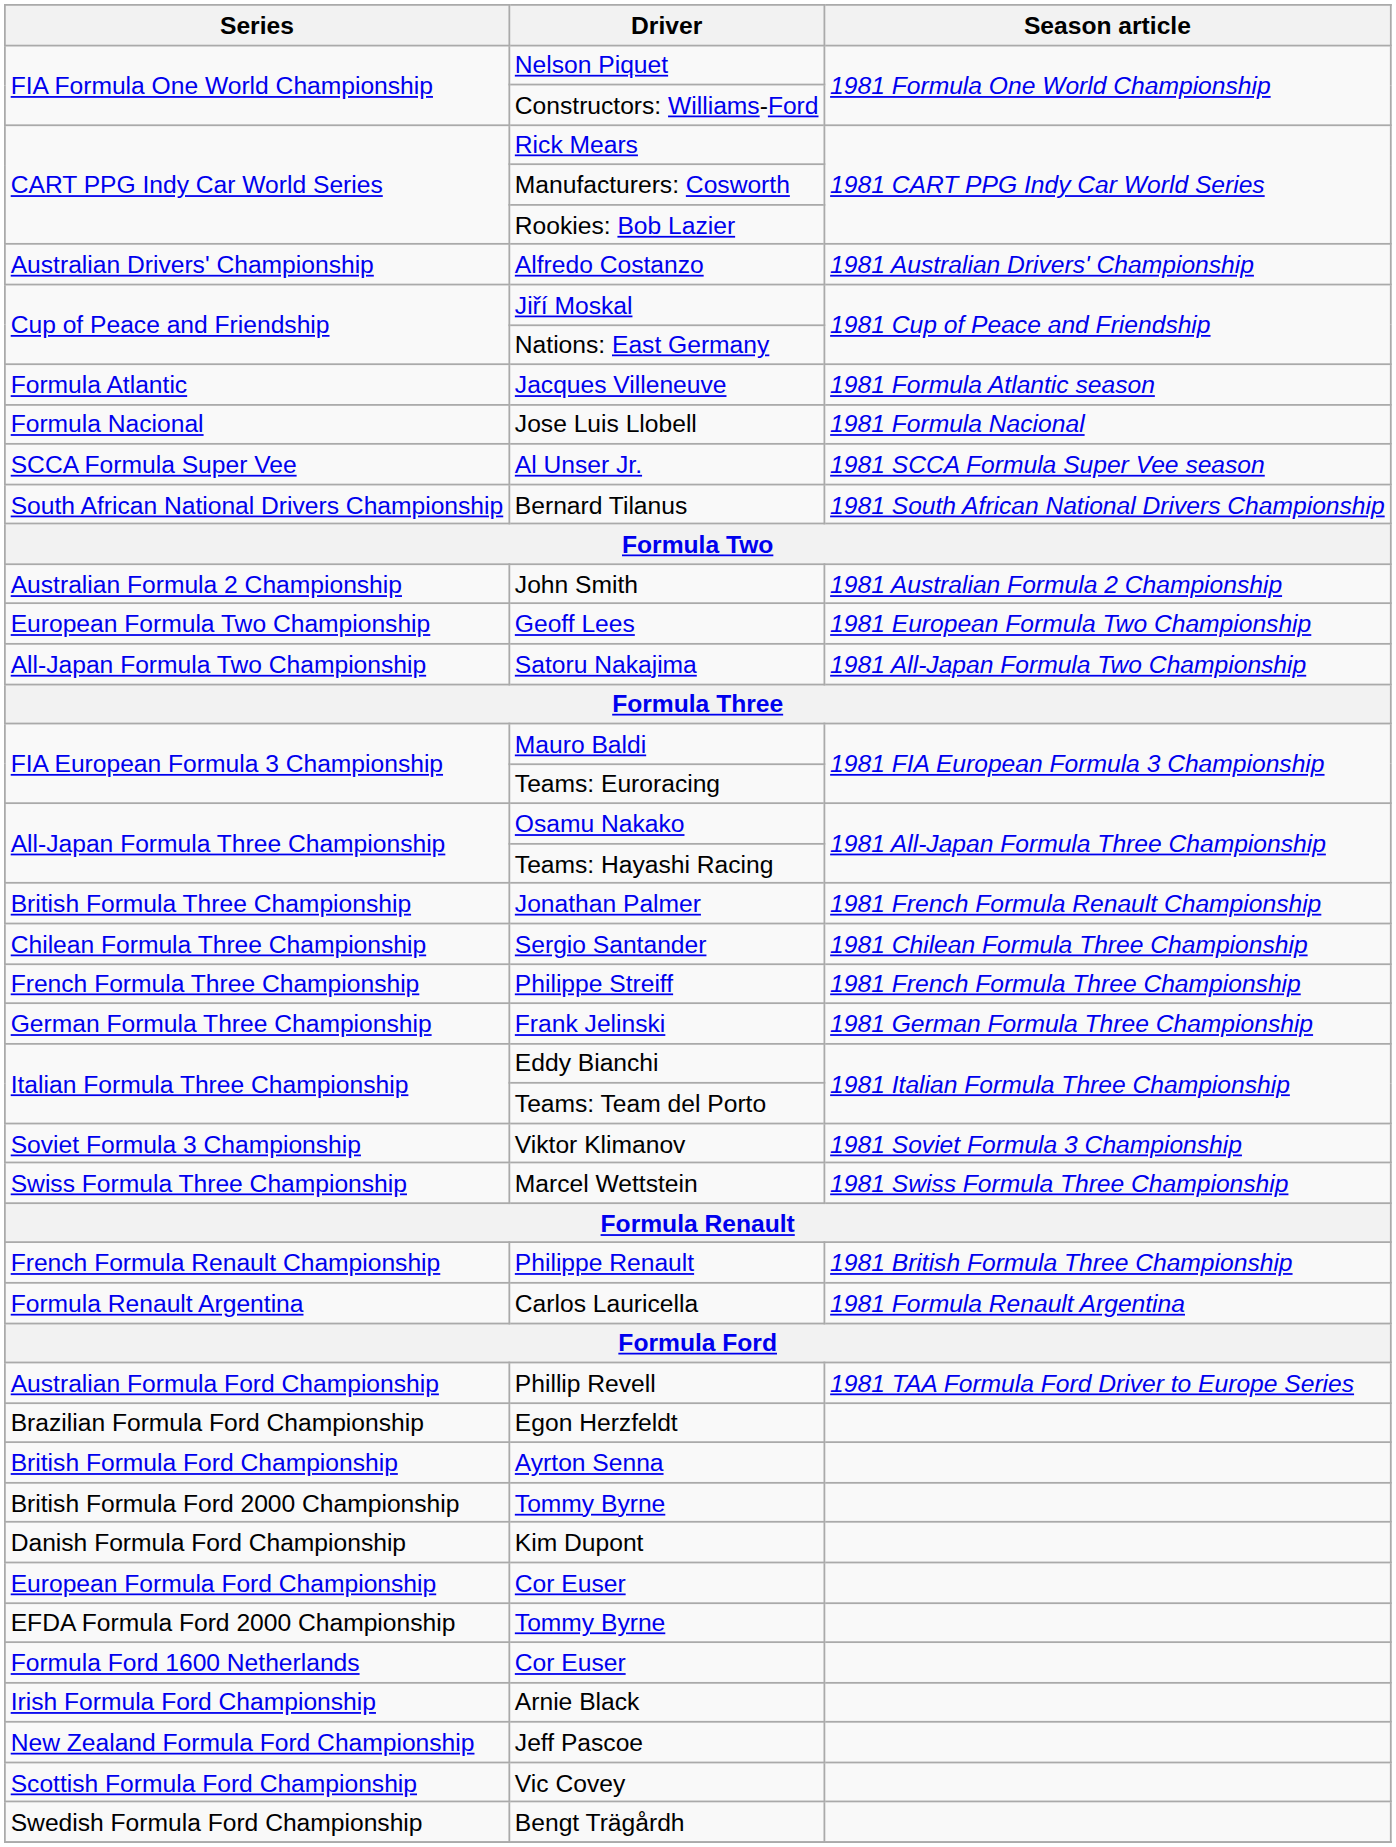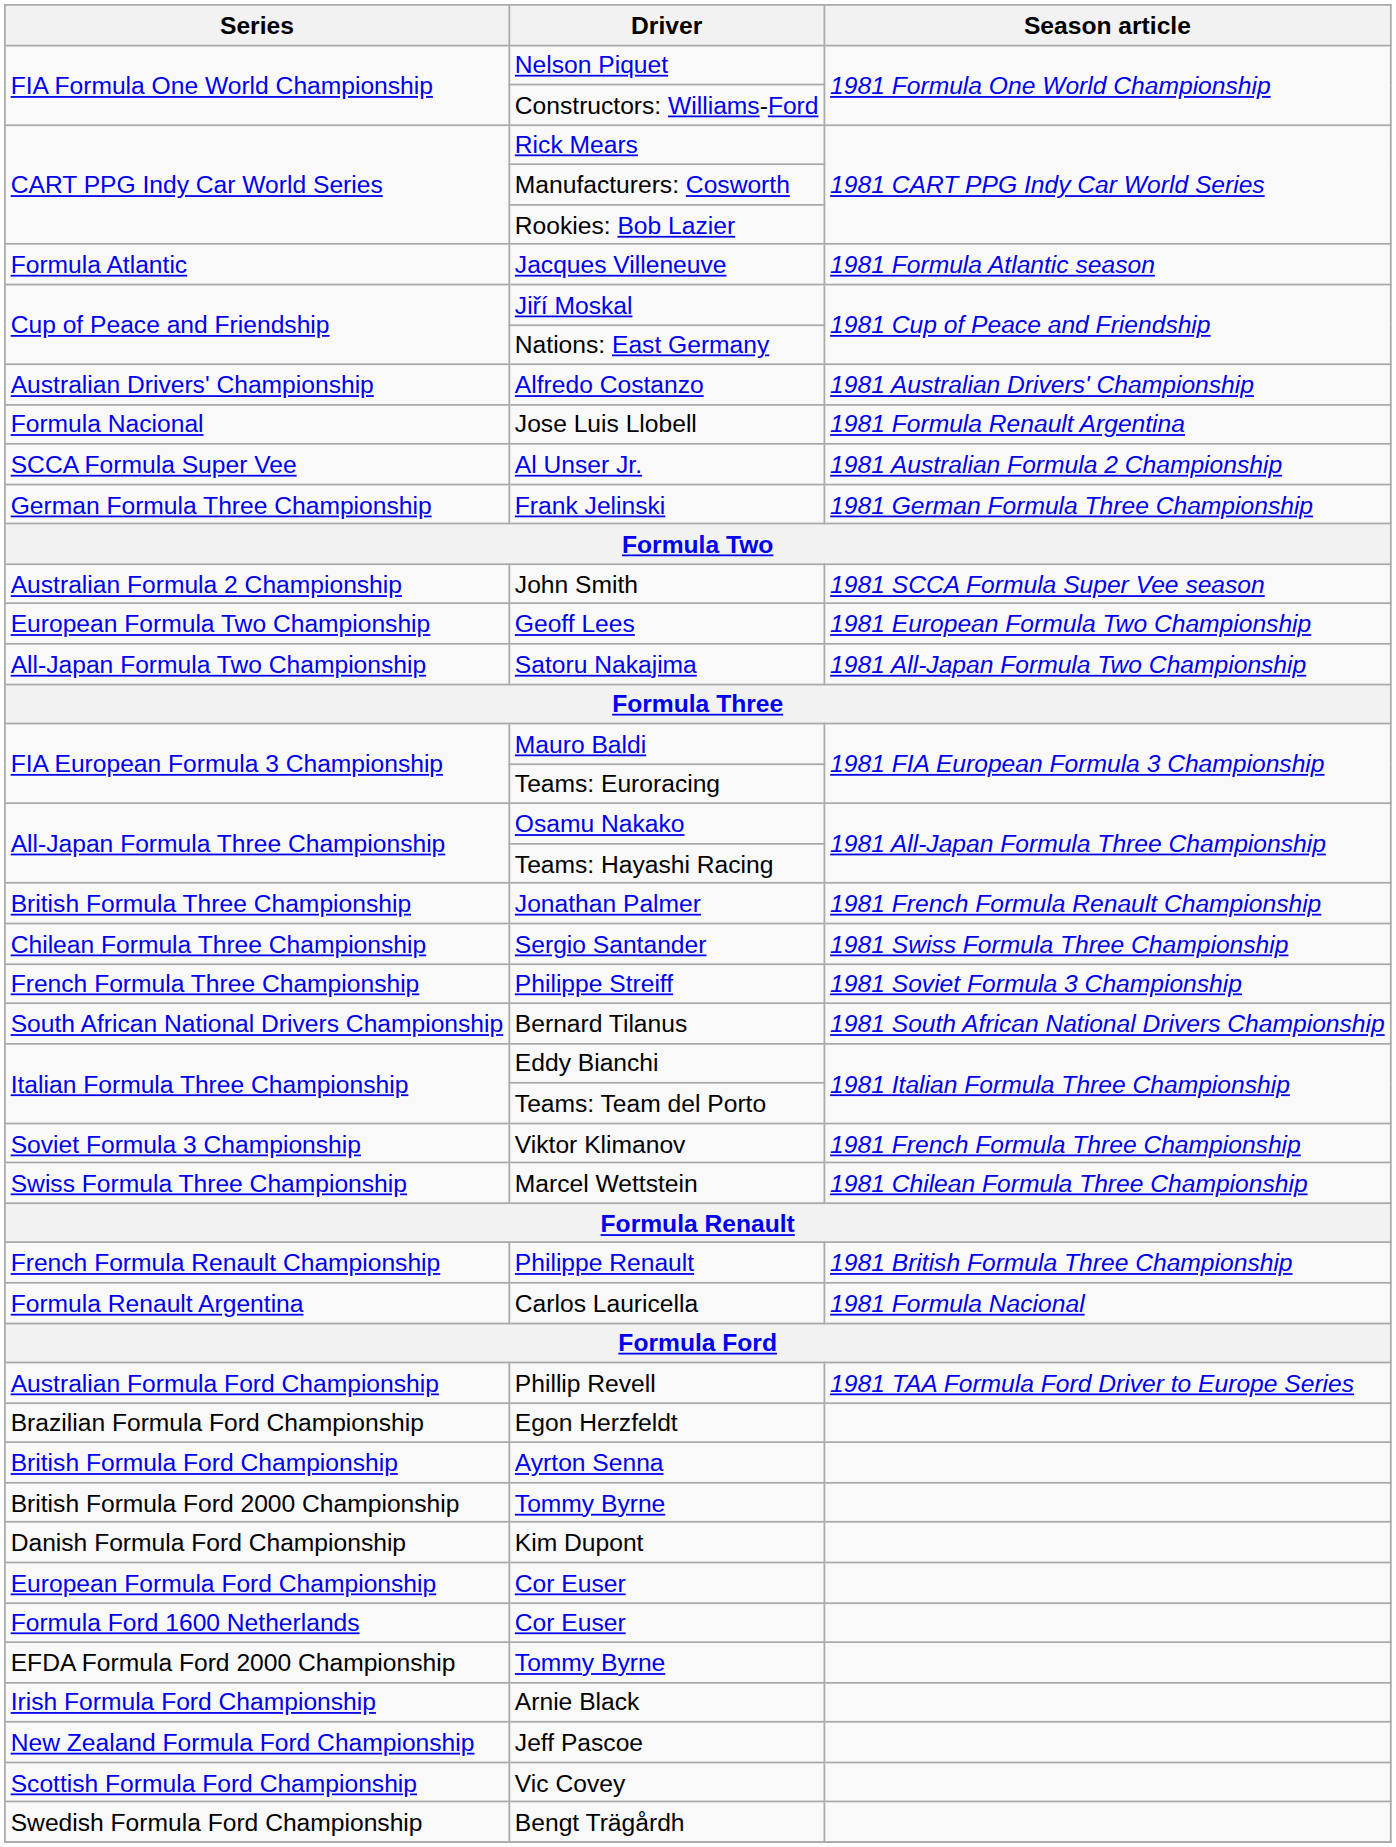rows swapped: (192, 264) <-> (99, 384)
(957, 424) 1981 Formula Nacional -> (1008, 424) 1981 Formula Renault Argentina
(1047, 464) 1981 SCCA Formula Super Vee season -> (1056, 464) 1981 Australian Formula 2 Championship
rows swapped: (257, 504) <-> (221, 1023)
(1056, 584) 1981 Australian Formula 2 Championship -> (1047, 584) 1981 SCCA Formula Super Vee season
(1069, 943) 1981 Chilean Formula Three Championship -> (1059, 943) 1981 Swiss Formula Three Championship
(1065, 983) 1981 French Formula Three Championship -> (1036, 983) 1981 Soviet Formula 3 Championship
(1036, 1143) 1981 Soviet Formula 3 Championship -> (1065, 1143) 1981 French Formula Three Championship
(1059, 1183) 1981 Swiss Formula Three Championship -> (1069, 1183) 1981 Chilean Formula Three Championship
(1008, 1303) 1981 Formula Renault Argentina -> (957, 1303) 1981 Formula Nacional
rows swapped: (185, 1662) <-> (233, 1622)
